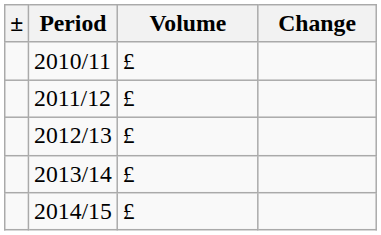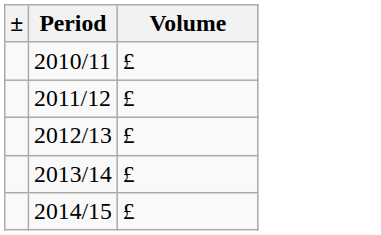- column: (317, 23)
